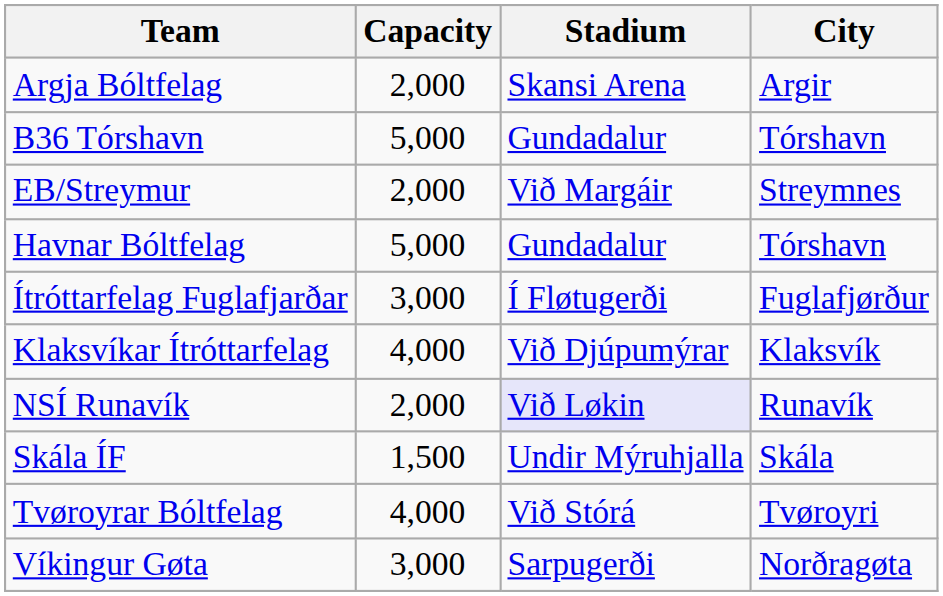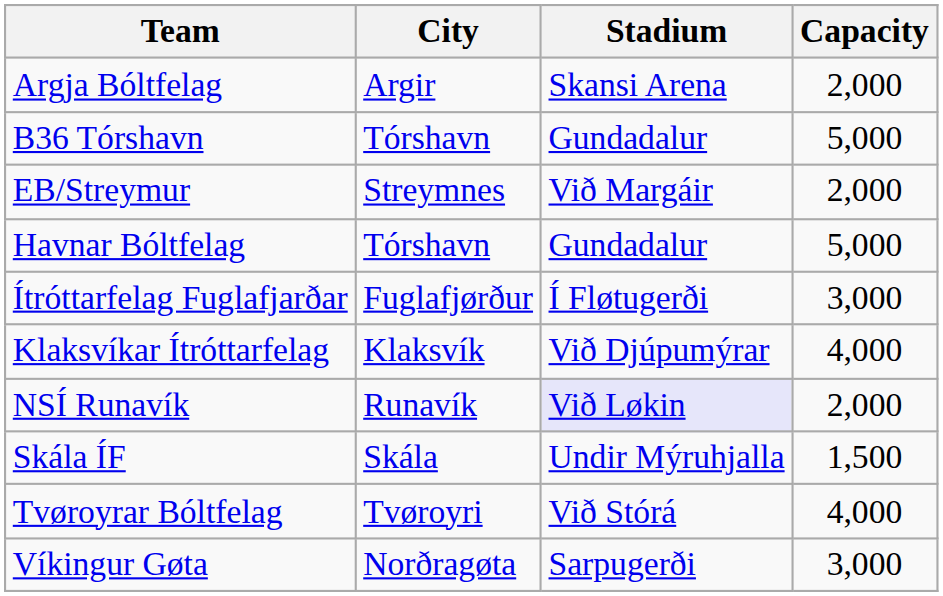columns swapped: (844, 31) <-> (428, 31)
